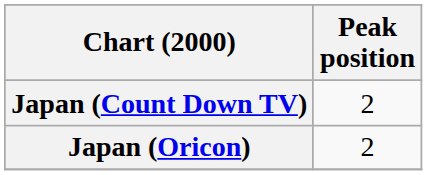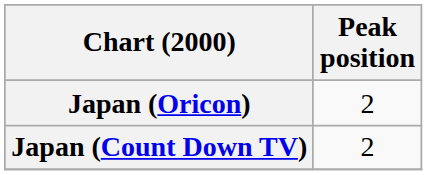rows swapped: (159, 102) <-> (159, 147)
